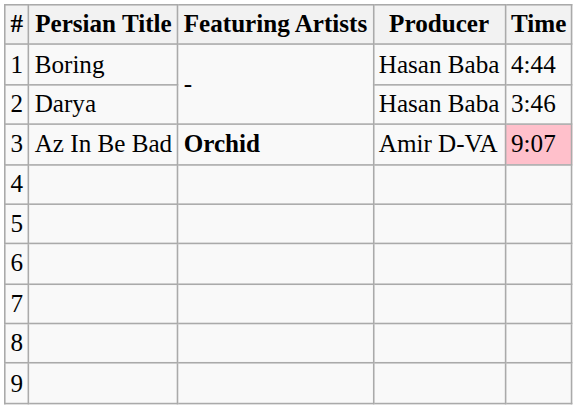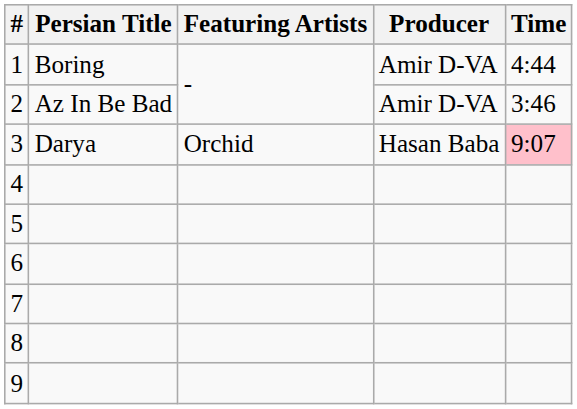(439, 64) Hasan Baba -> (438, 64) Amir D-VA
(65, 104) Darya -> (103, 104) Az In Be Bad
(439, 104) Hasan Baba -> (438, 104) Amir D-VA
(103, 143) Az In Be Bad -> (65, 143) Darya
(222, 143) bold -> (219, 143) normal
(438, 143) Amir D-VA -> (439, 143) Hasan Baba
